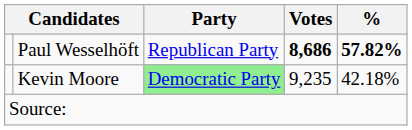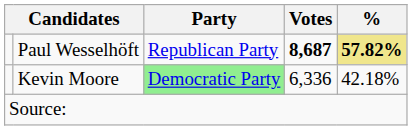(310, 49) 8,686 -> (310, 49) 8,687
(372, 49) no background -> (372, 49) khaki background
(310, 79) 9,235 -> (310, 79) 6,336
